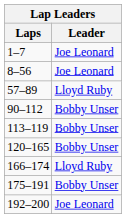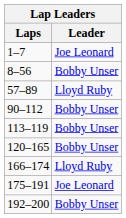(84, 71) Joe Leonard -> (87, 71) Bobby Unser
(87, 185) Bobby Unser -> (84, 185) Joe Leonard
(84, 204) Joe Leonard -> (87, 204) Bobby Unser
